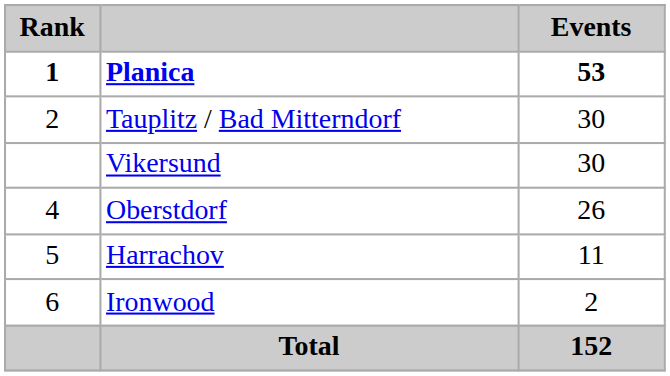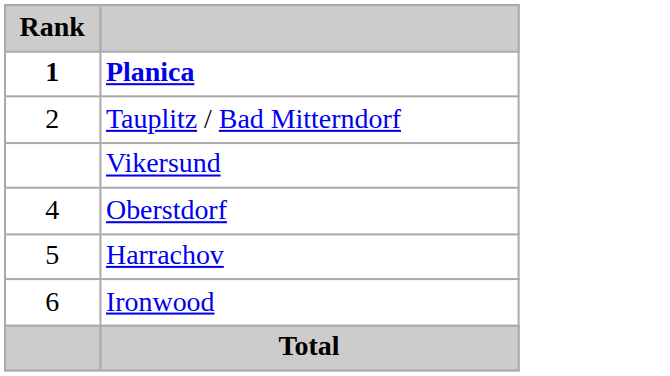- column: (591, 27)
